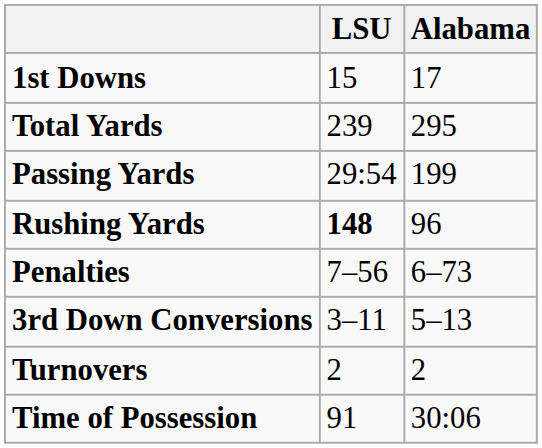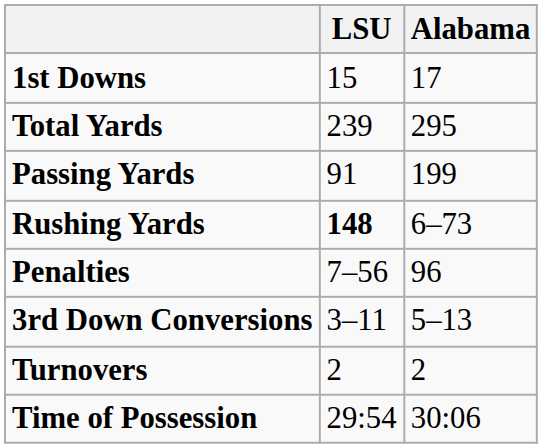(362, 175) 29:54 -> (342, 175) 91
(426, 223) 96 -> (441, 223) 6–73
(441, 272) 6–73 -> (426, 272) 96
(342, 418) 91 -> (362, 418) 29:54
